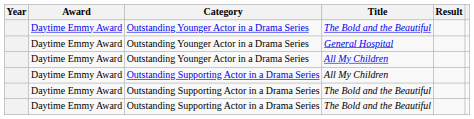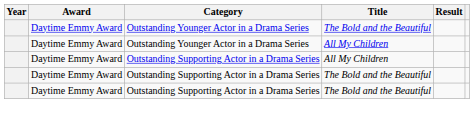- row: (218, 43)
